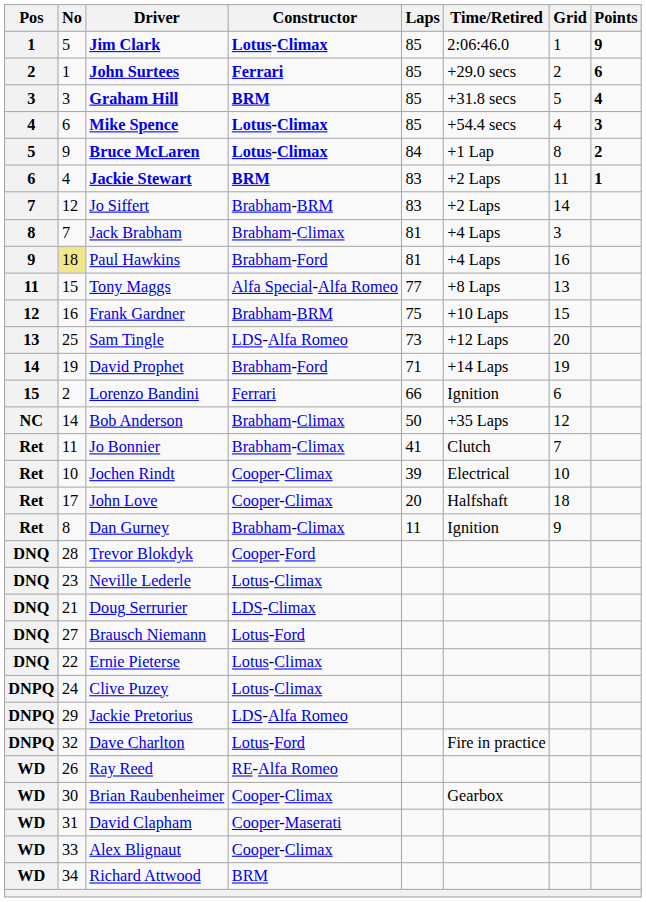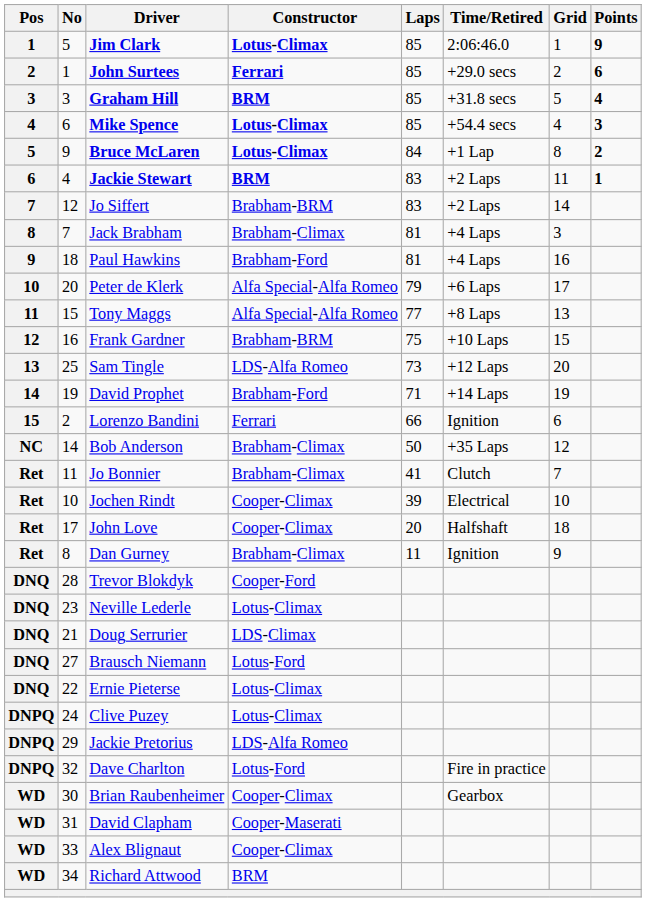(70, 259) khaki background -> (70, 259) no background
+ row: (136, 286)
- row: (121, 768)
